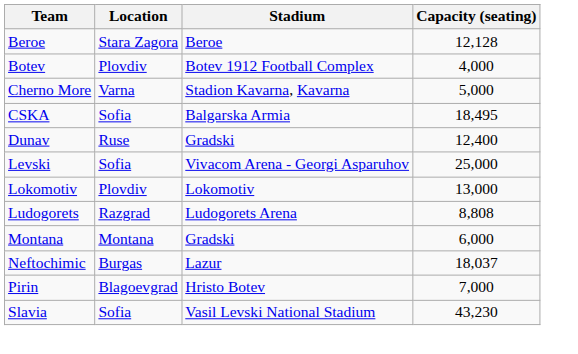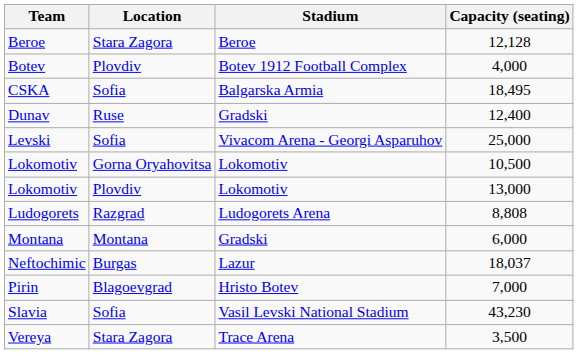- row: (50, 90)
+ row: (43, 164)
+ row: (30, 336)
